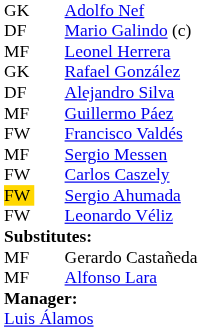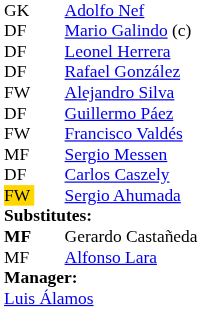(17, 51) MF -> (15, 51) DF
(17, 71) GK -> (15, 71) DF
(15, 92) DF -> (17, 92) FW
(17, 113) MF -> (15, 113) DF
(17, 174) FW -> (15, 174) DF
- row: (119, 215)
(17, 257) normal -> (18, 236) bold
